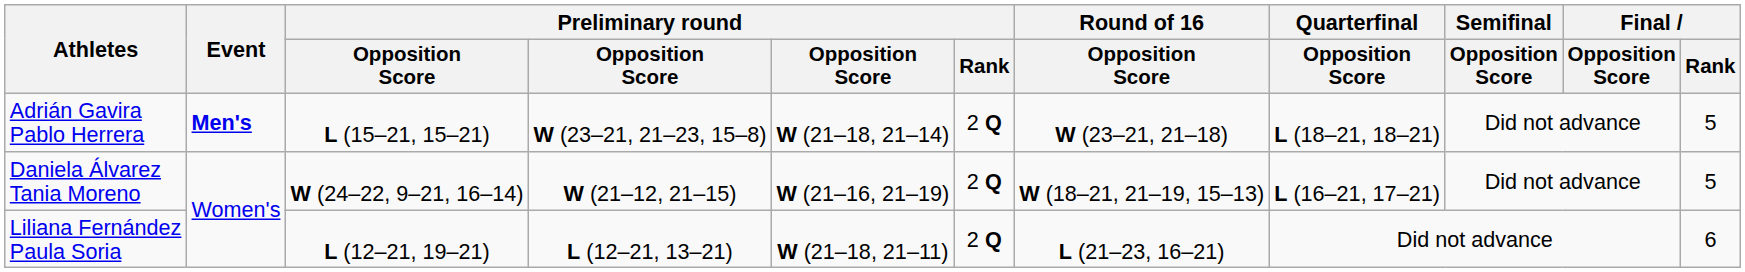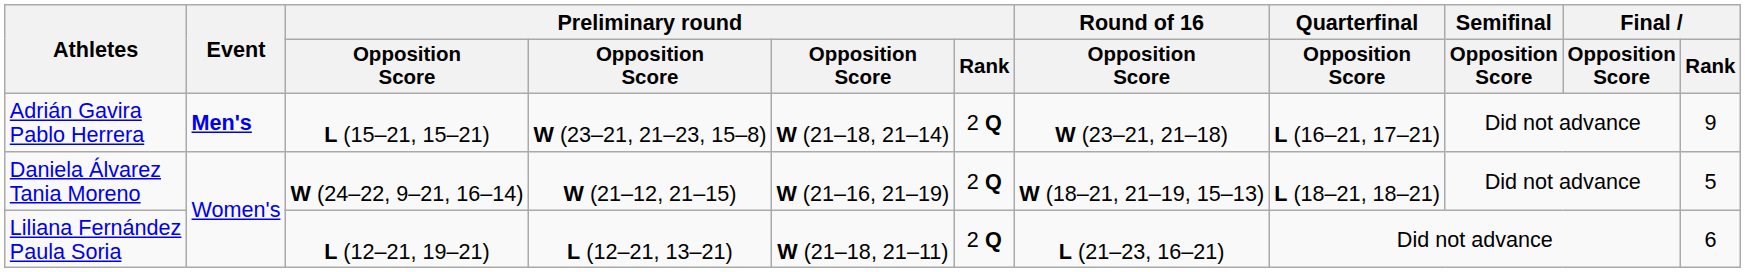(1357, 135) L (18–21, 18–21) -> (1357, 135) L (16–21, 17–21)
(1710, 123) 5 -> (1710, 123) 9
(1357, 193) L (16–21, 17–21) -> (1357, 193) L (18–21, 18–21)
